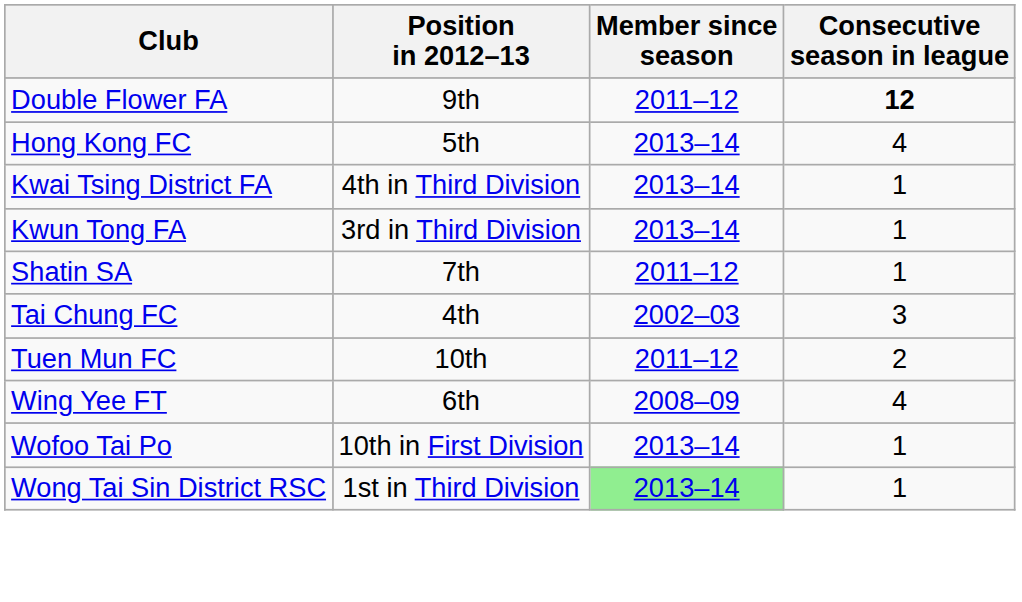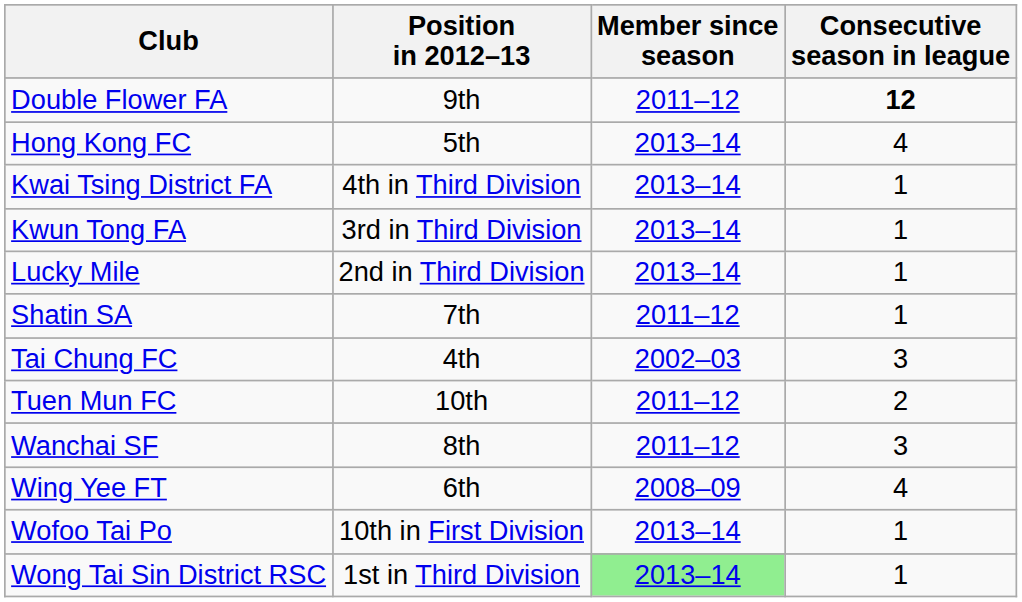+ row: (75, 272)
+ row: (85, 444)
